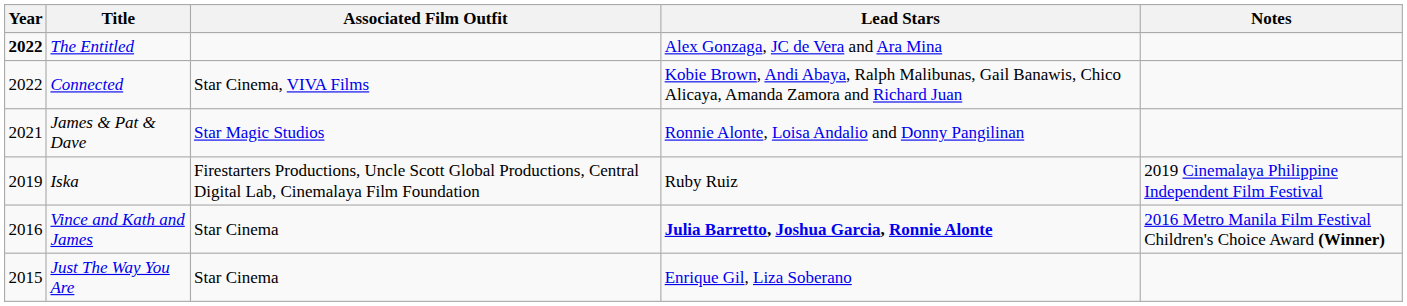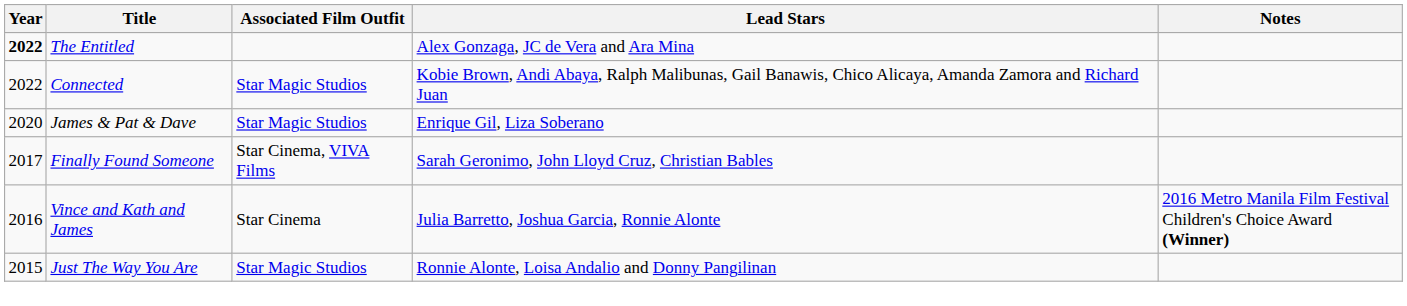(282, 84) Star Cinema, VIVA Films -> (302, 84) Star Magic Studios
(26, 133) 2021 -> (26, 123) 2020
(844, 133) Ronnie Alonte, Loisa Andalio and Donny Pangilinan -> (510, 123) Enrique Gil, Liza Soberano
- row: (65, 181)
+ row: (132, 161)
(829, 229) bold -> (568, 219) normal
(236, 277) Star Cinema -> (302, 267) Star Magic Studios
(758, 277) Enrique Gil, Liza Soberano -> (596, 267) Ronnie Alonte, Loisa Andalio and Donny Pangilinan
